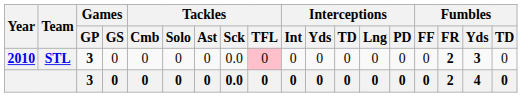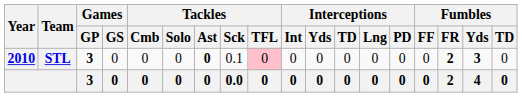(207, 59) normal -> (207, 59) bold
(234, 59) 0.0 -> (234, 59) 0.1
